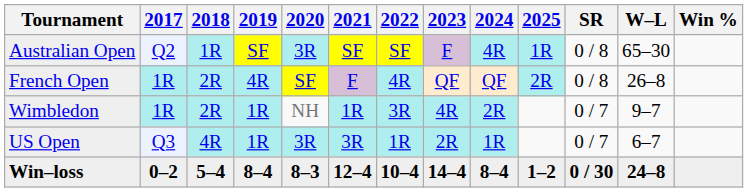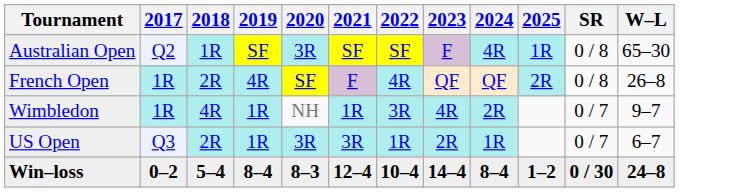- column: (708, 19)
(211, 111) 2R -> (211, 111) 4R
(211, 141) 4R -> (211, 141) 2R
